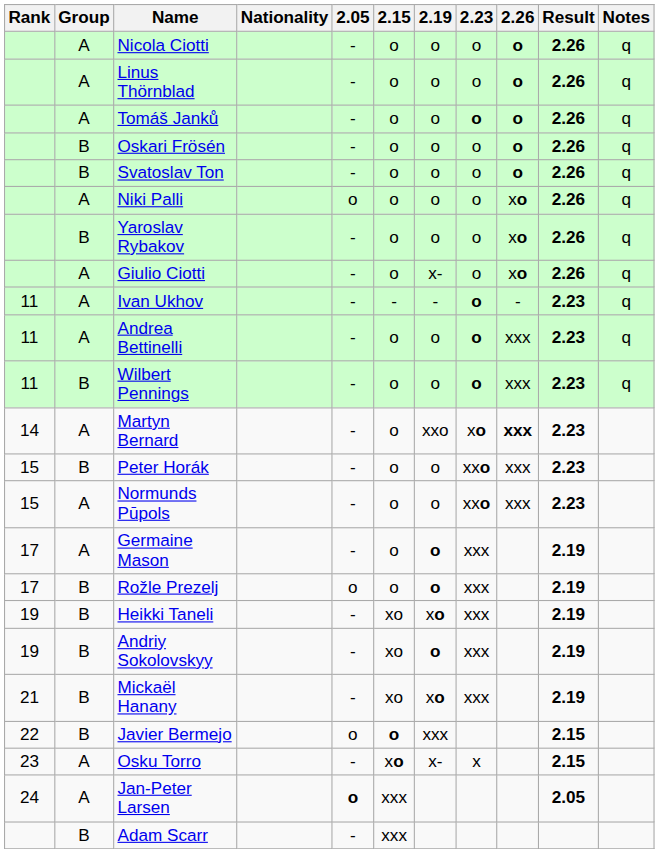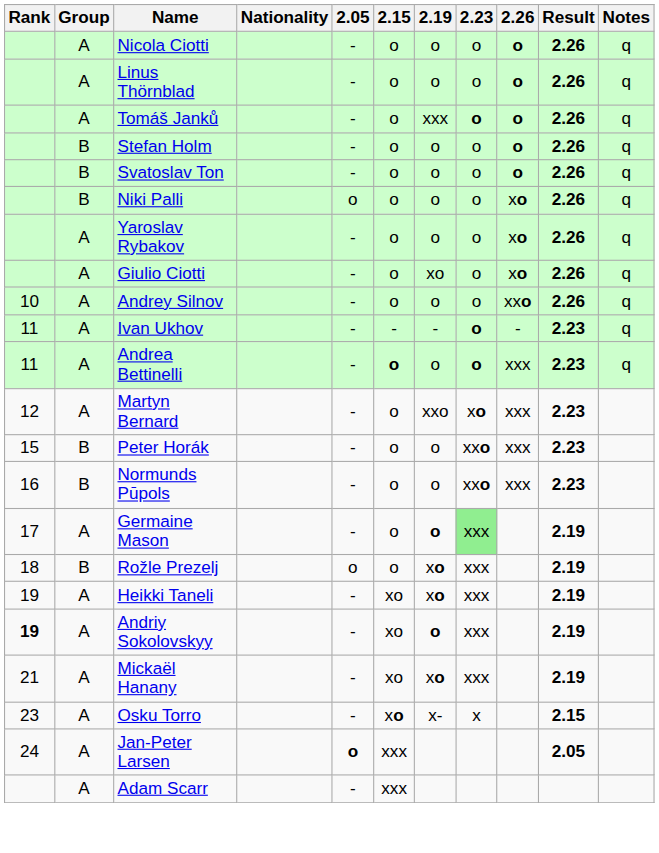(435, 118) o -> (435, 118) xxx
- row: (171, 145)
+ row: (165, 145)
(84, 200) A -> (84, 200) B
(84, 237) B -> (84, 237) A
(435, 273) x- -> (435, 273) xo
+ row: (170, 300)
(394, 337) normal -> (394, 364) bold
- row: (153, 384)
(29, 430) 14 -> (29, 411) 12
(518, 430) bold -> (518, 411) normal
(29, 504) 15 -> (29, 484) 16
(84, 504) A -> (84, 484) B
(477, 550) no background -> (477, 531) lightgreen background
(29, 587) 17 -> (29, 568) 18
(435, 587) o -> (435, 568) xo
(84, 614) B -> (84, 595) A
(29, 651) normal -> (29, 631) bold
(84, 651) B -> (84, 631) A
(84, 697) B -> (84, 678) A
- row: (175, 734)
(84, 835) B -> (84, 788) A
